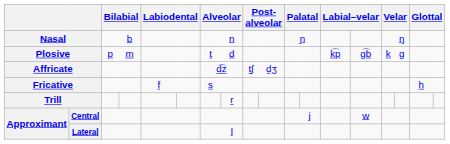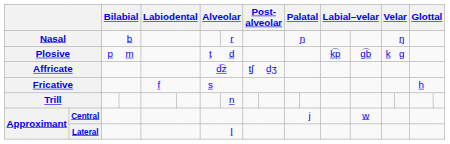(232, 38) n -> (232, 38) r
(232, 100) r -> (232, 100) n
